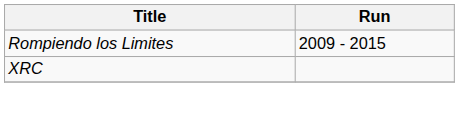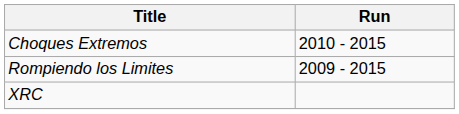+ row: (78, 43)
